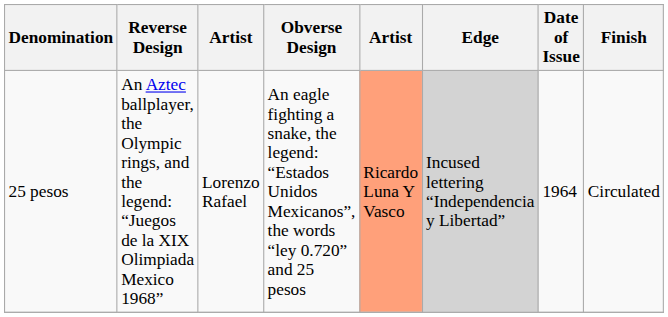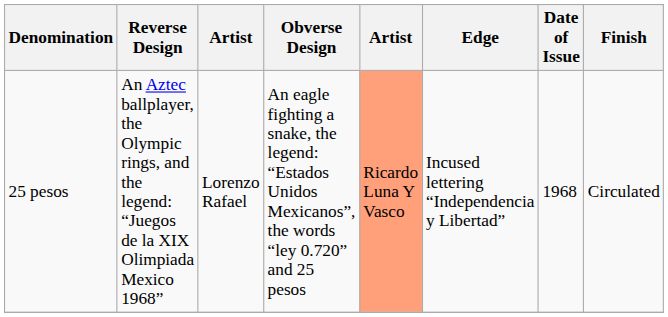(480, 191) lightgrey background -> (480, 191) no background
(560, 191) 1964 -> (560, 191) 1968
